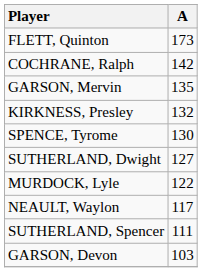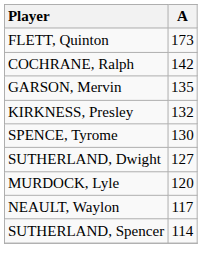(182, 183) 122 -> (182, 183) 120
(182, 231) 111 -> (182, 231) 114
- row: (63, 254)
